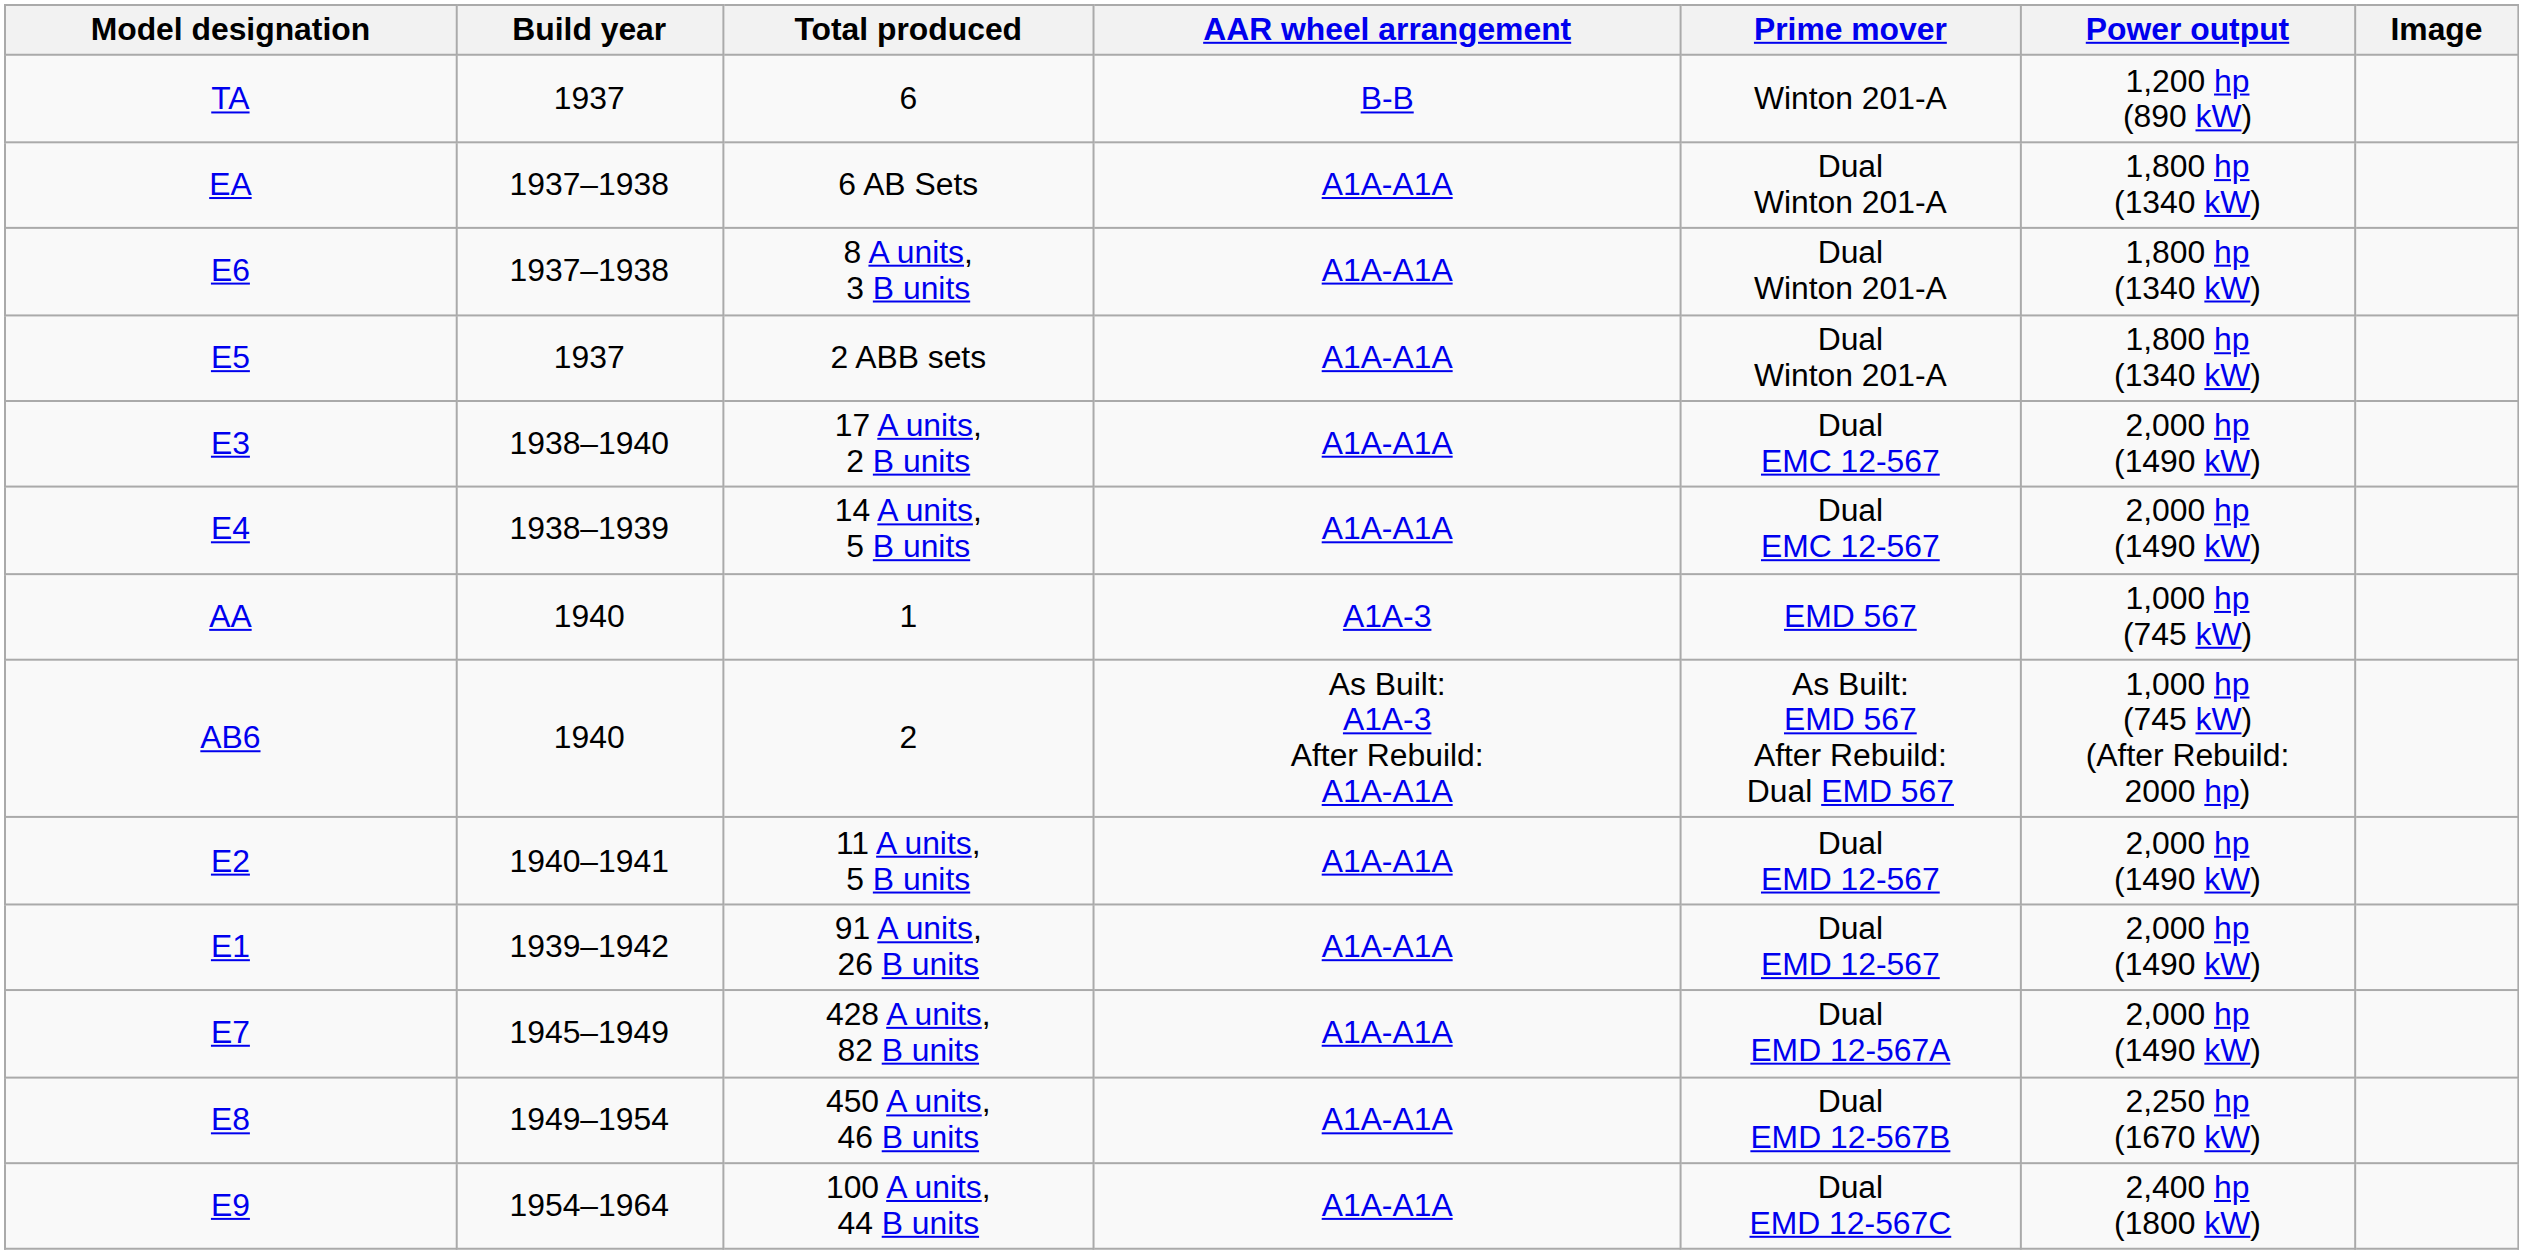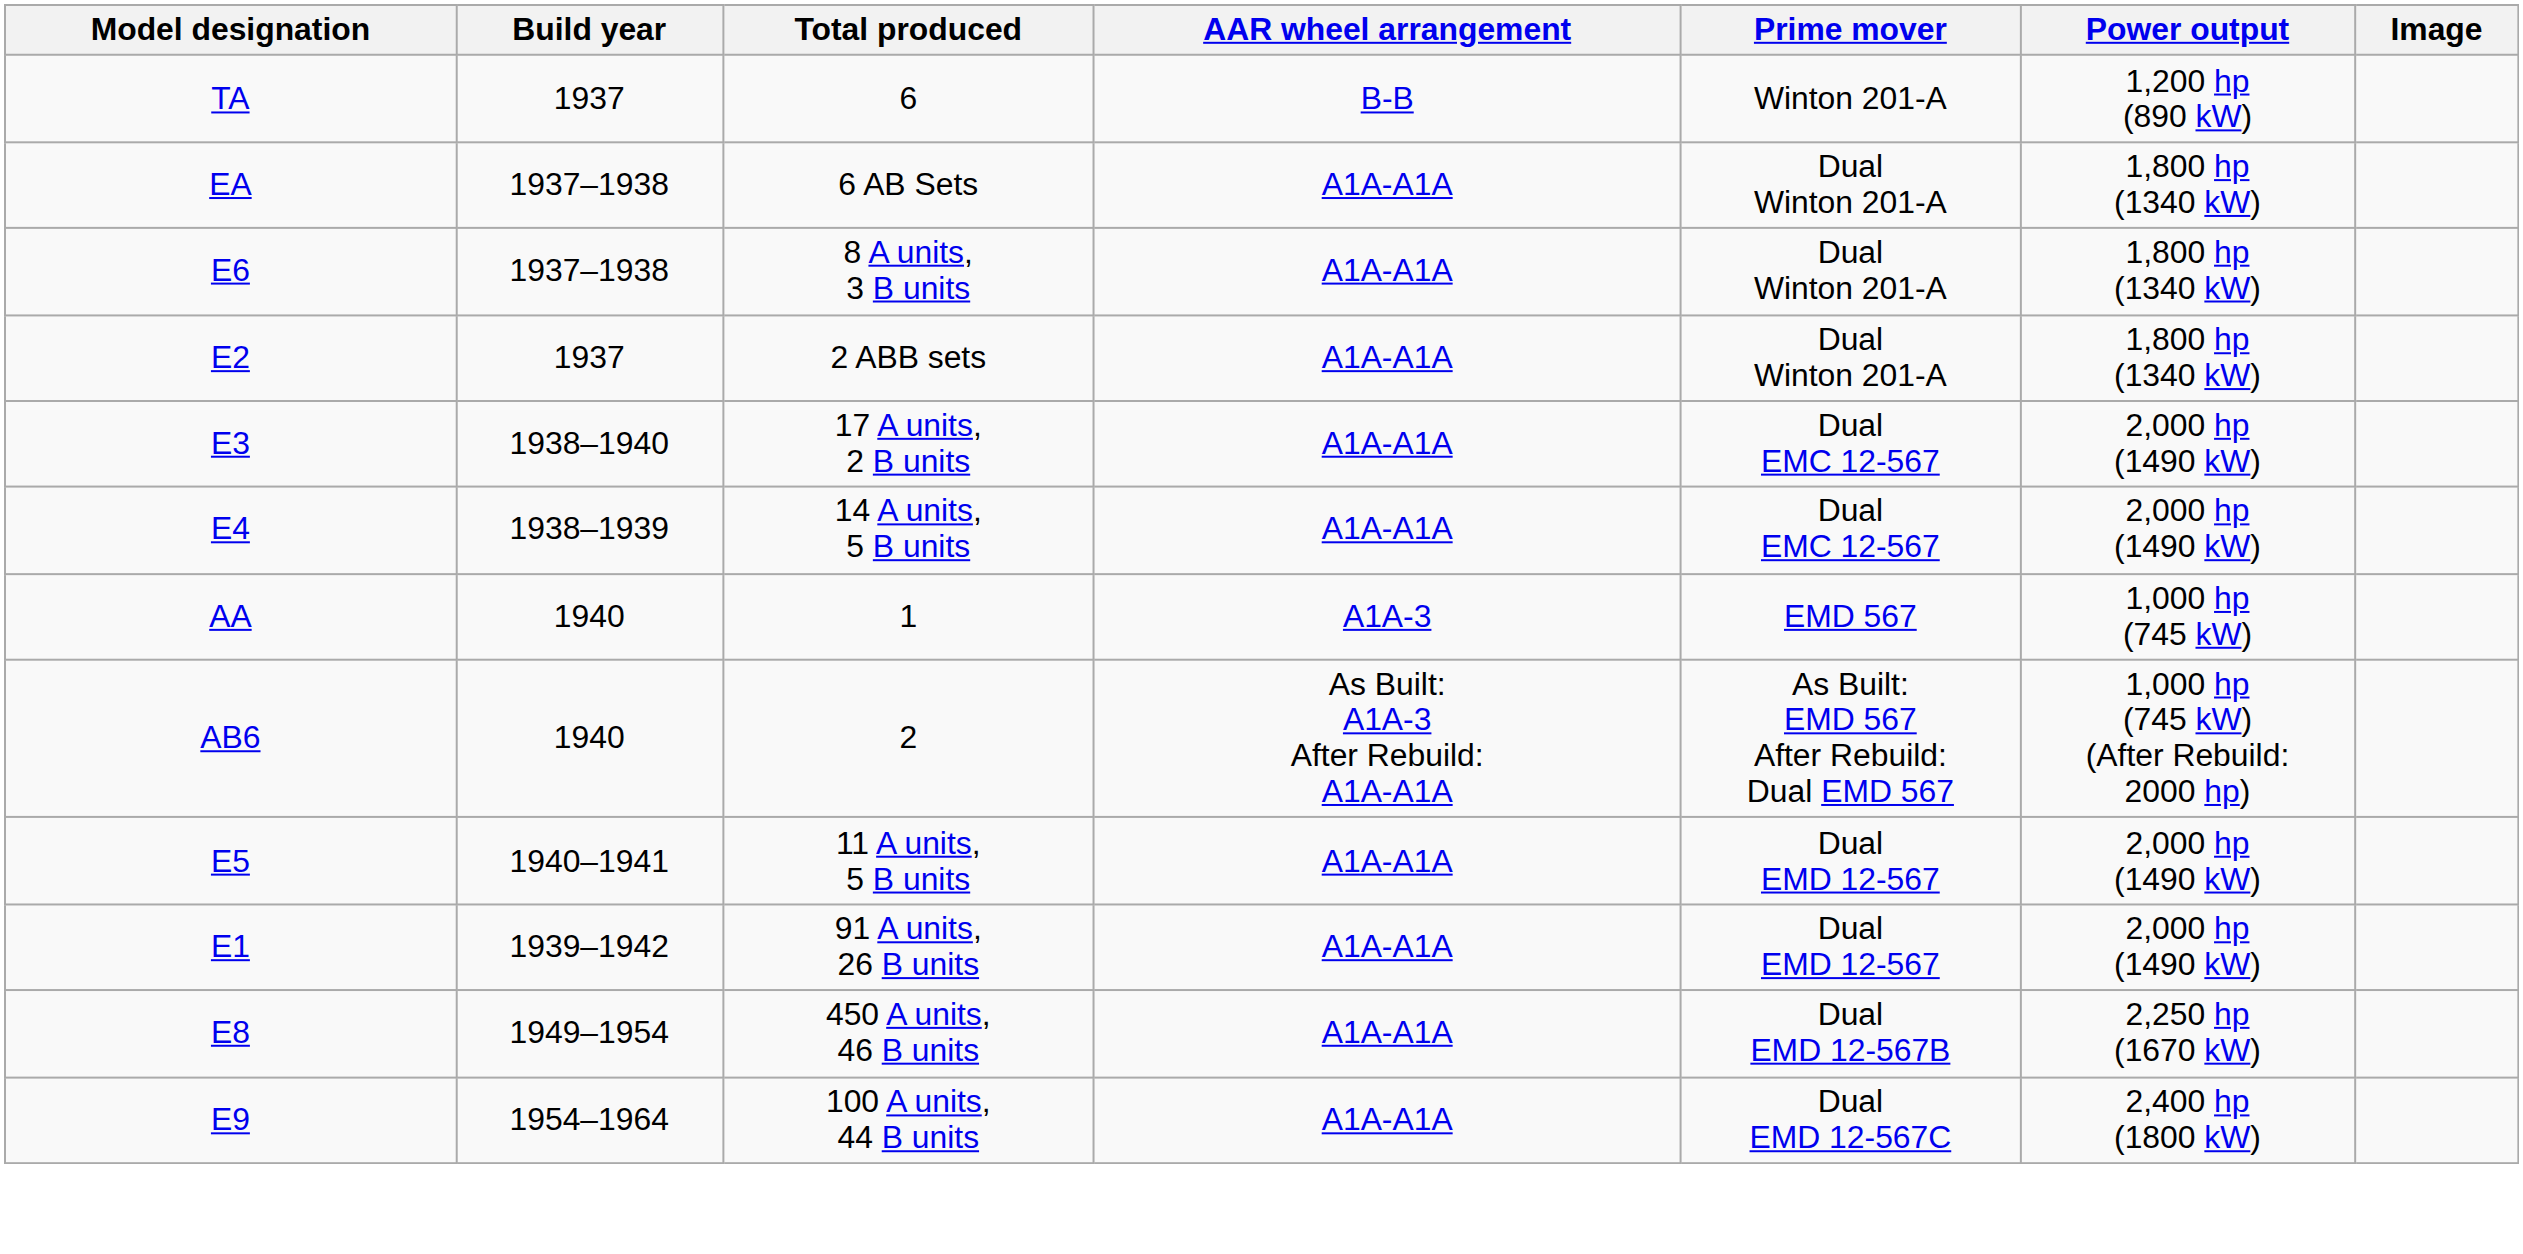(230, 357) E5 -> (230, 357) E2
(230, 860) E2 -> (230, 860) E5
- row: (908, 1032)
